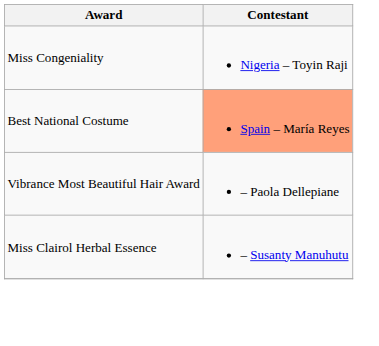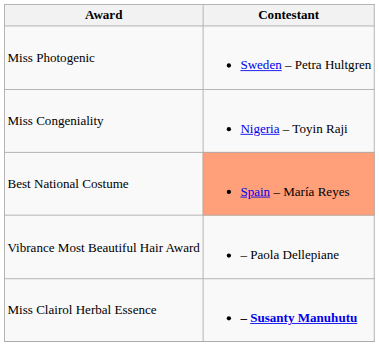+ row: (51, 57)
(278, 255) normal -> (289, 318) bold
